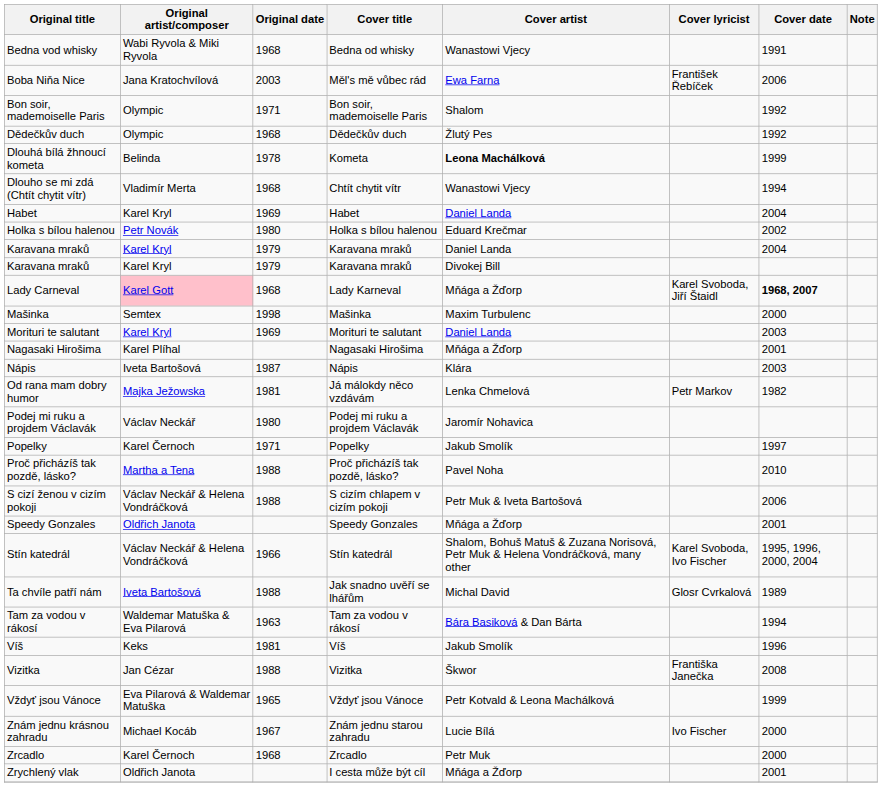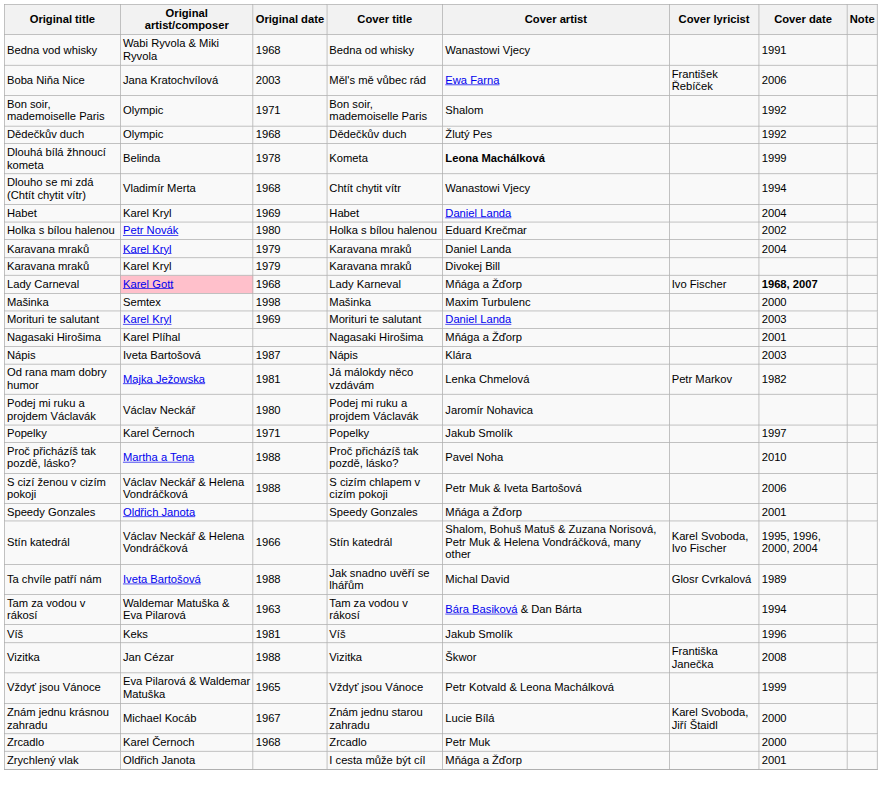(710, 290) Karel Svoboda, Jiří Štaidl -> (699, 284) Ivo Fischer
(699, 731) Ivo Fischer -> (710, 718) Karel Svoboda, Jiří Štaidl
